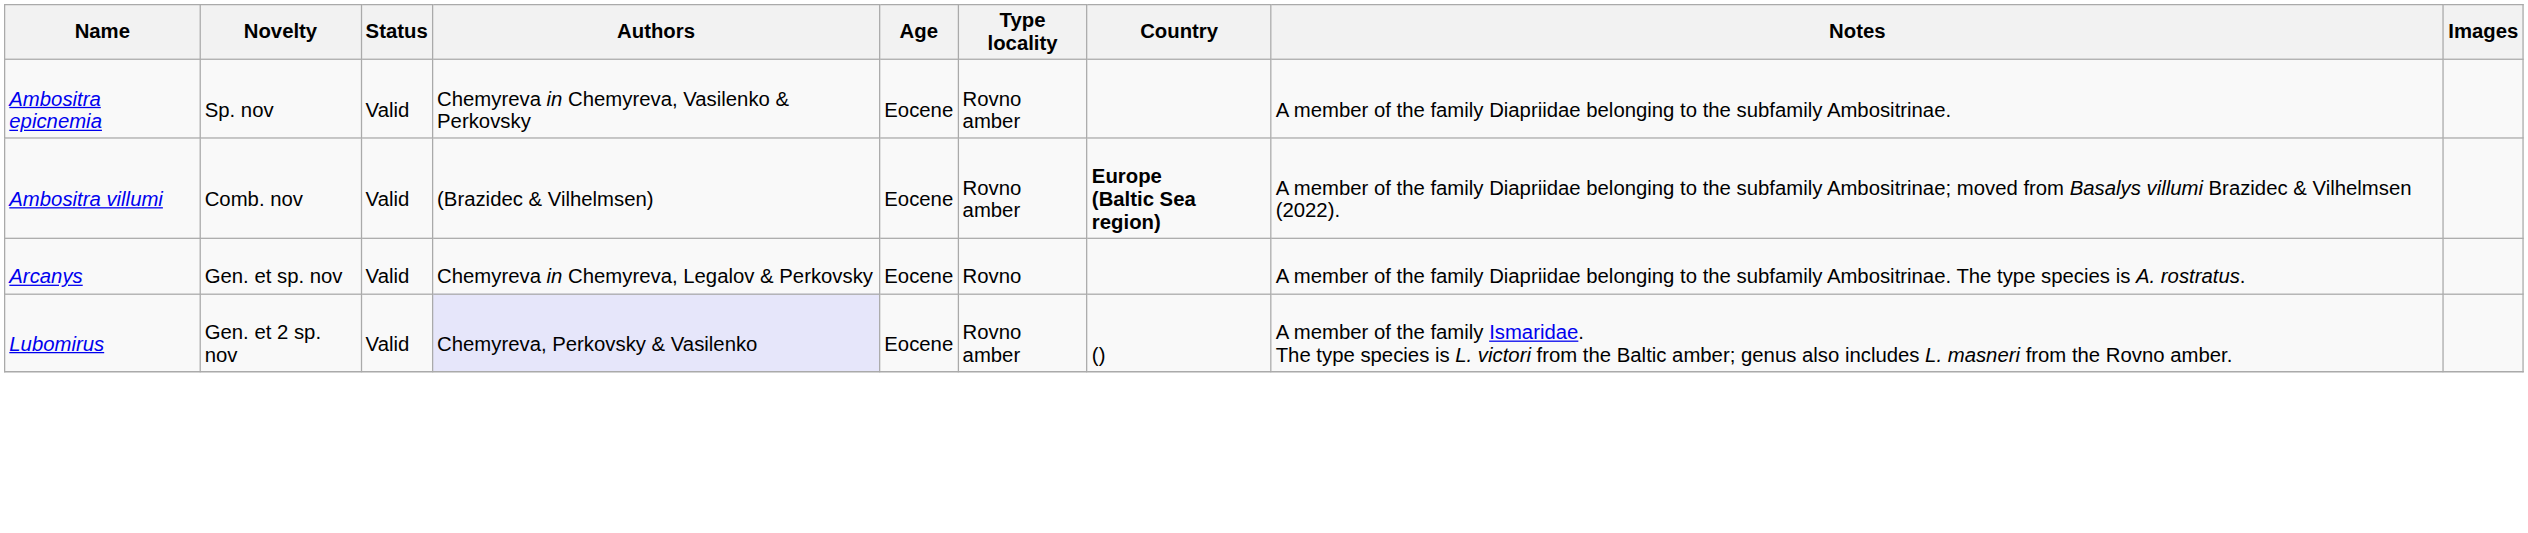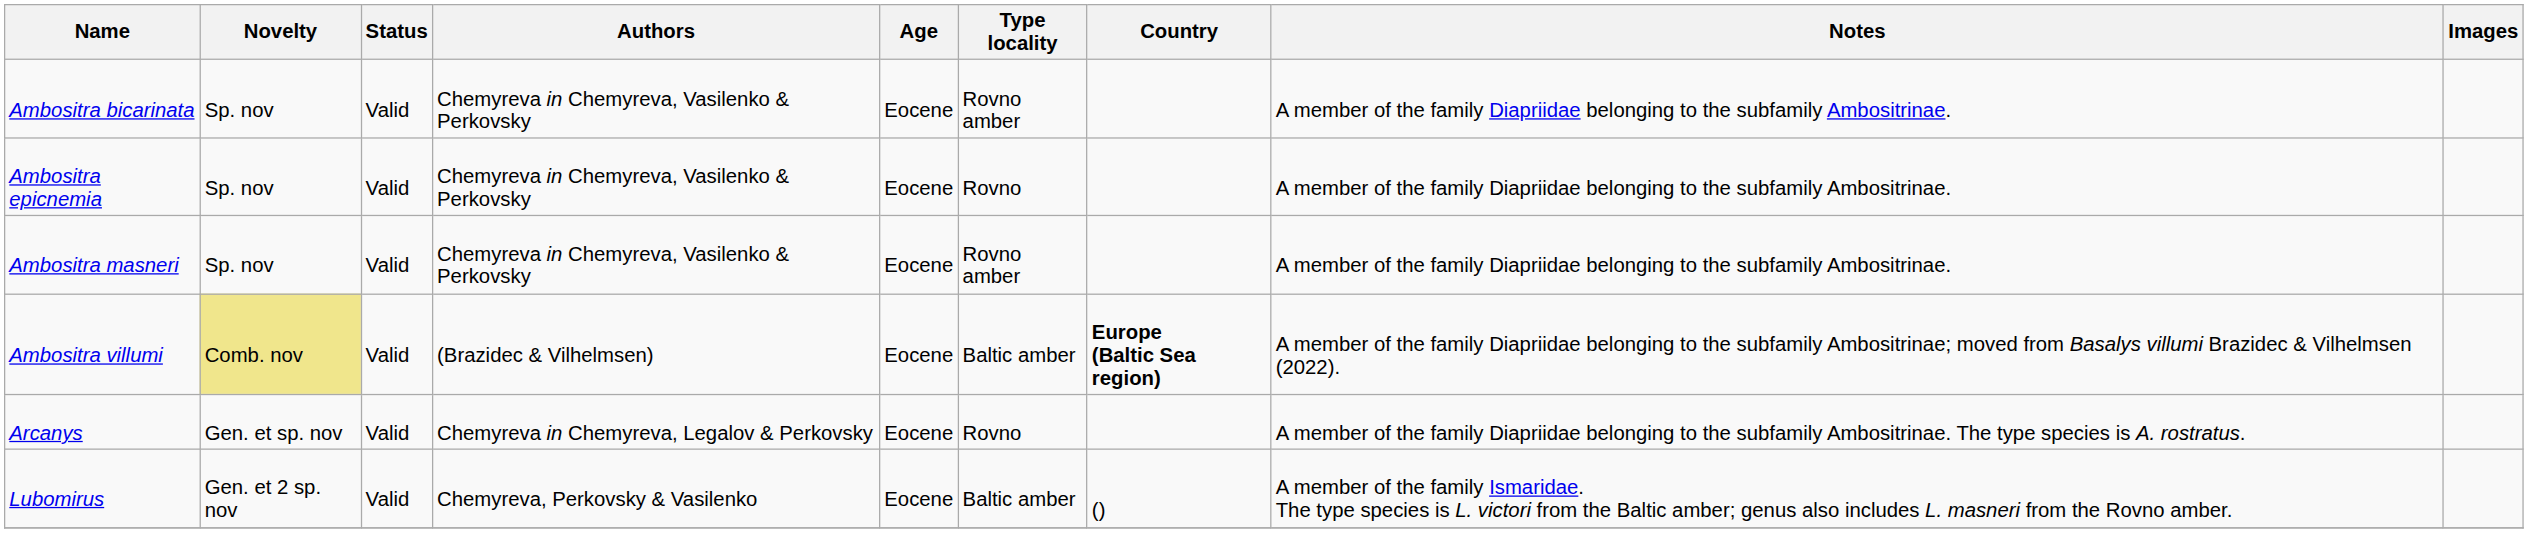+ row: (102, 109)
(992, 109) Rovno amber -> (992, 187) Rovno
+ row: (94, 265)
(254, 199) no background -> (254, 355) khaki background
(992, 199) Rovno amber -> (1019, 355) Baltic amber
(597, 343) lavender background -> (597, 499) no background
(992, 343) Rovno amber -> (1019, 499) Baltic amber
